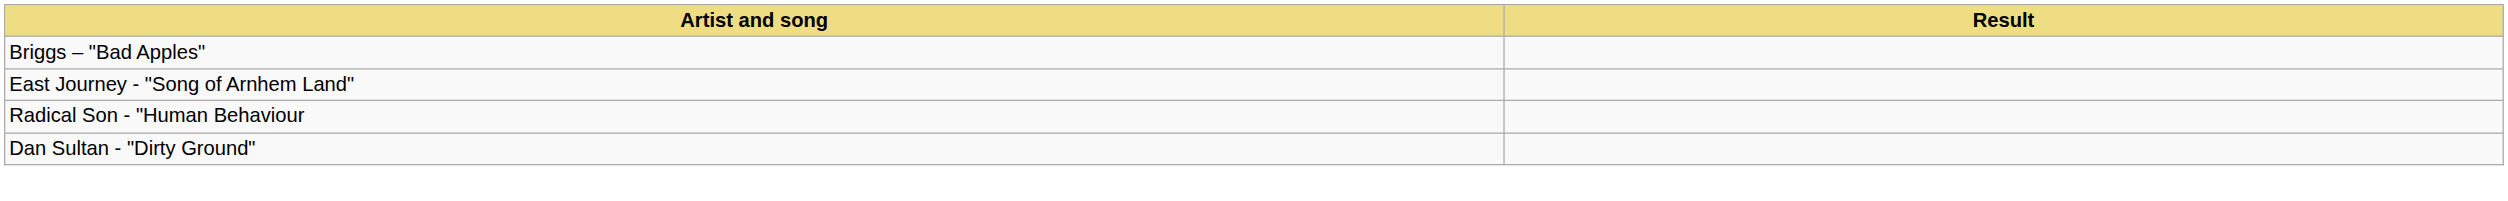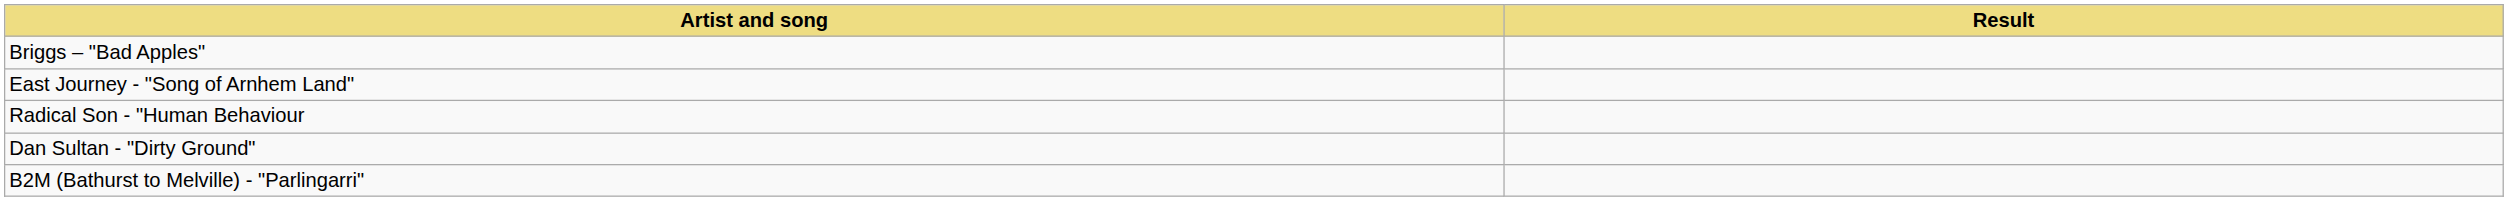+ row: (187, 180)
